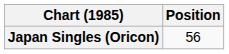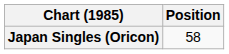(193, 37) 56 -> (193, 37) 58
